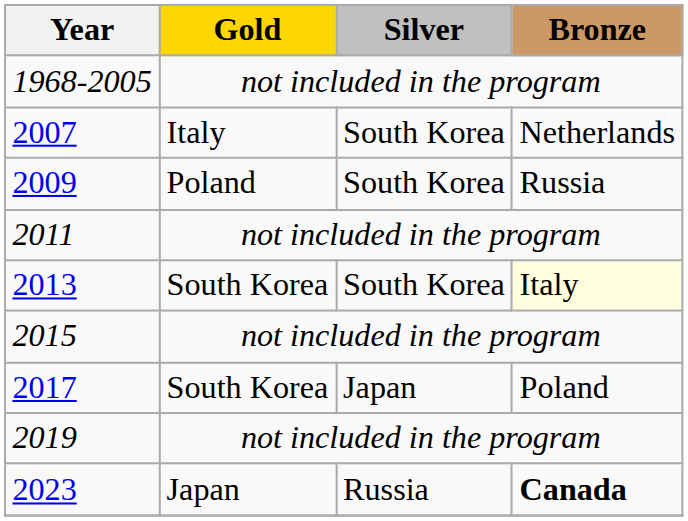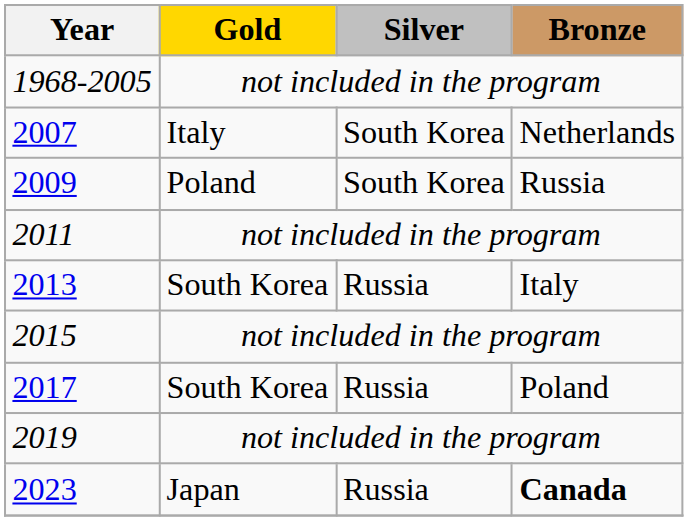(424, 285) South Korea -> (386, 285) Russia
(549, 285) lightyellow background -> (549, 285) no background
(380, 387) Japan -> (386, 387) Russia
